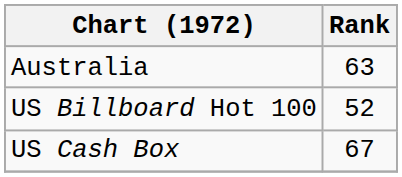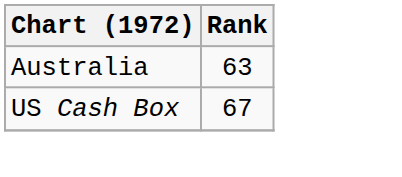- row: (164, 109)
